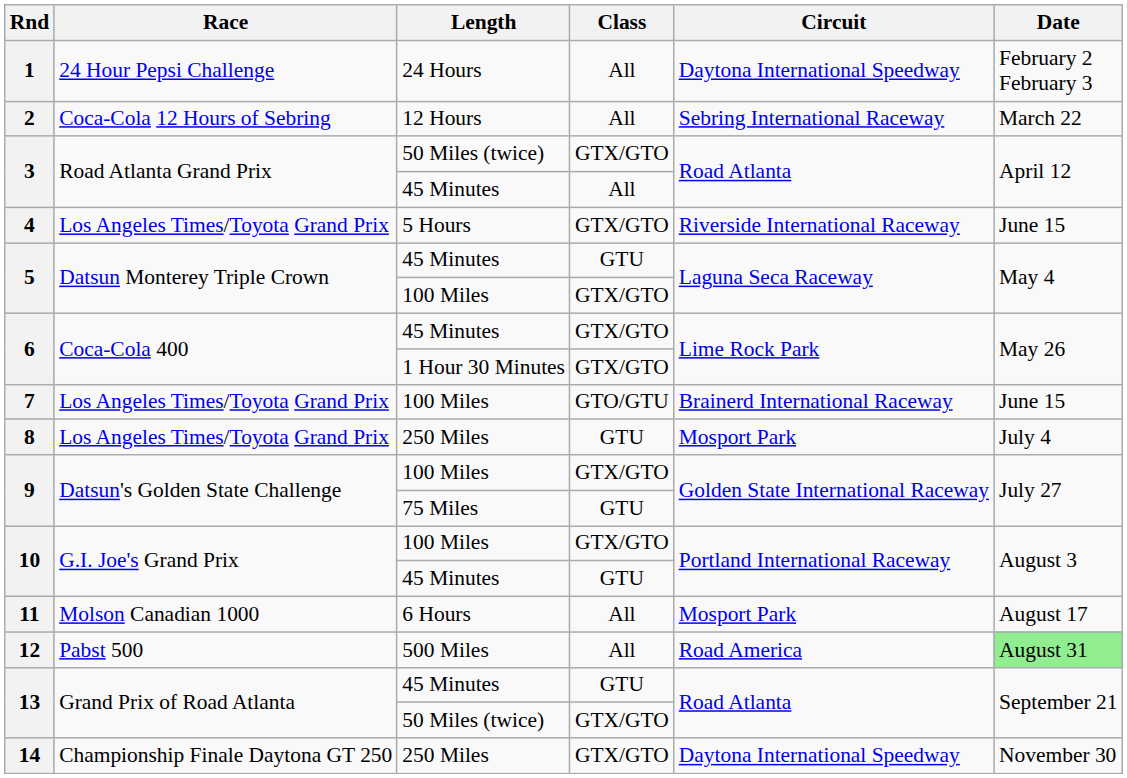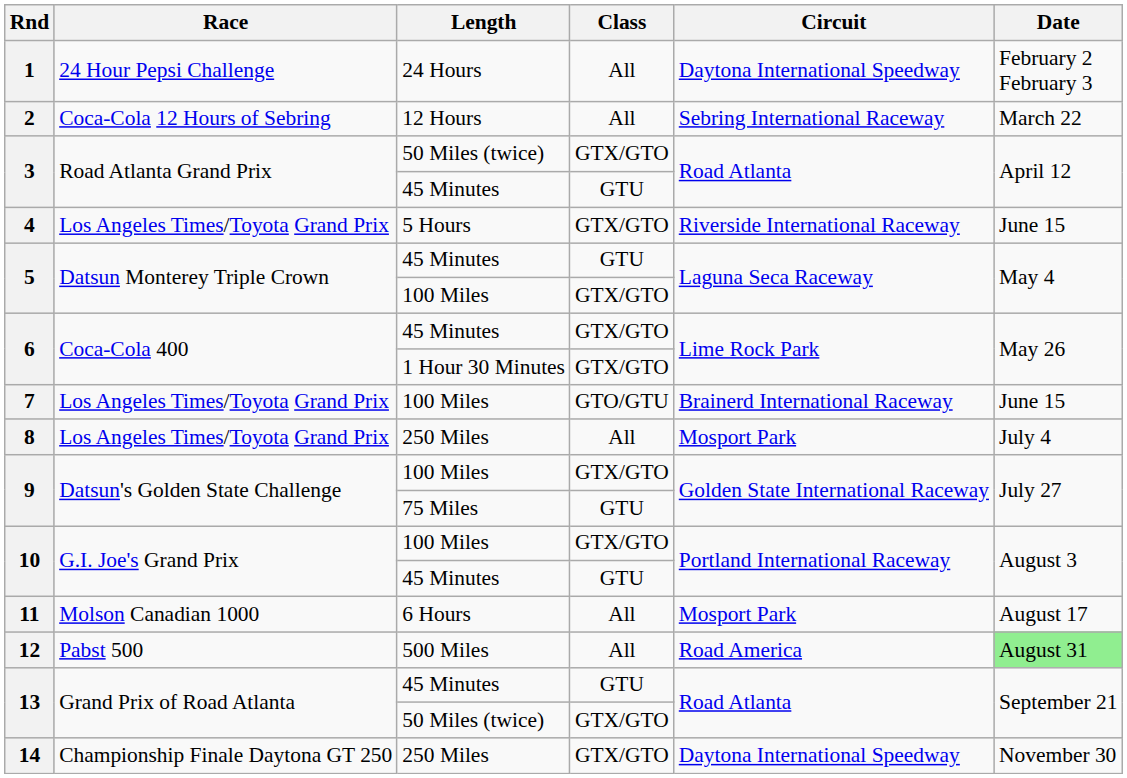(622, 189) All -> (622, 189) GTU
(622, 437) GTU -> (622, 437) All
